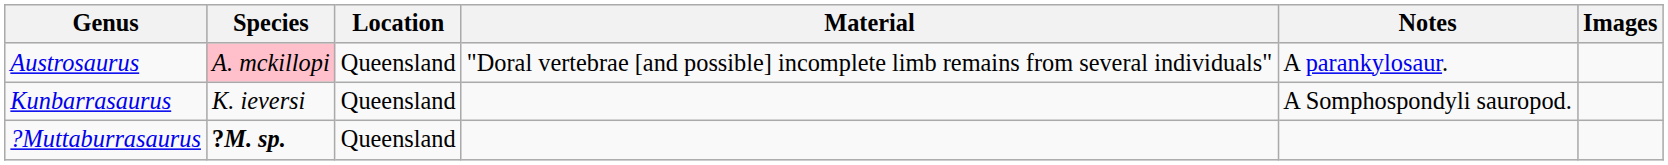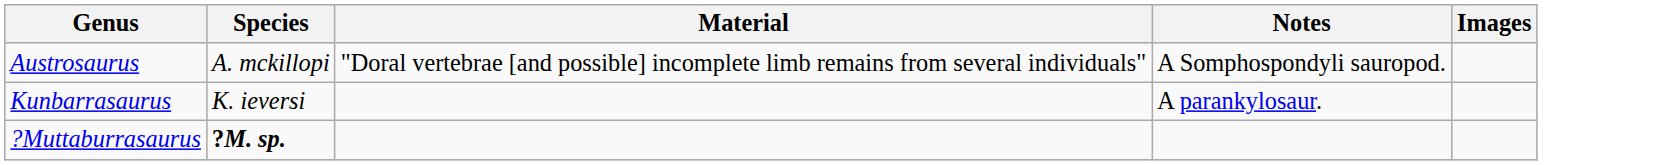- column: (398, 23)
(271, 62) pink background -> (271, 62) no background
(1366, 62) A parankylosaur. -> (1302, 62) A Somphospondyli sauropod.
(1428, 100) A Somphospondyli sauropod. -> (1240, 100) A parankylosaur.
